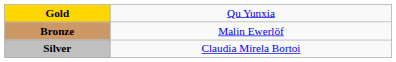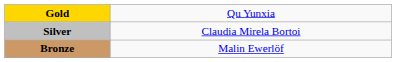rows swapped: (57, 48) <-> (57, 31)
